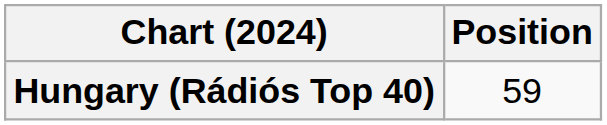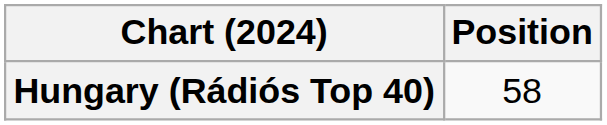(522, 89) 59 -> (522, 89) 58
